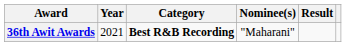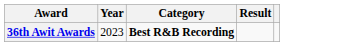- column: (268, 13)
(112, 32) 2021 -> (112, 32) 2023
